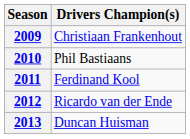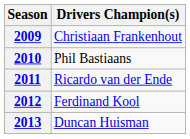(97, 79) Ferdinand Kool -> (113, 79) Ricardo van der Ende
(113, 101) Ricardo van der Ende -> (97, 101) Ferdinand Kool
